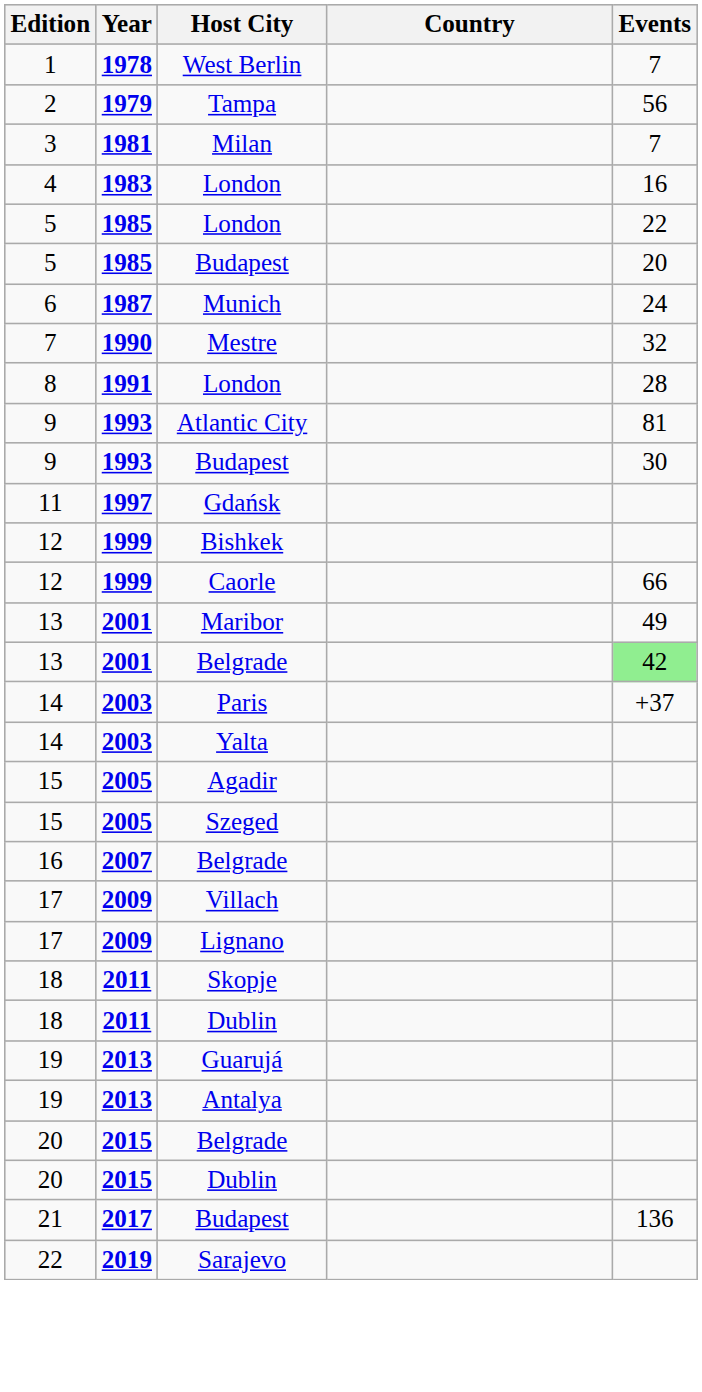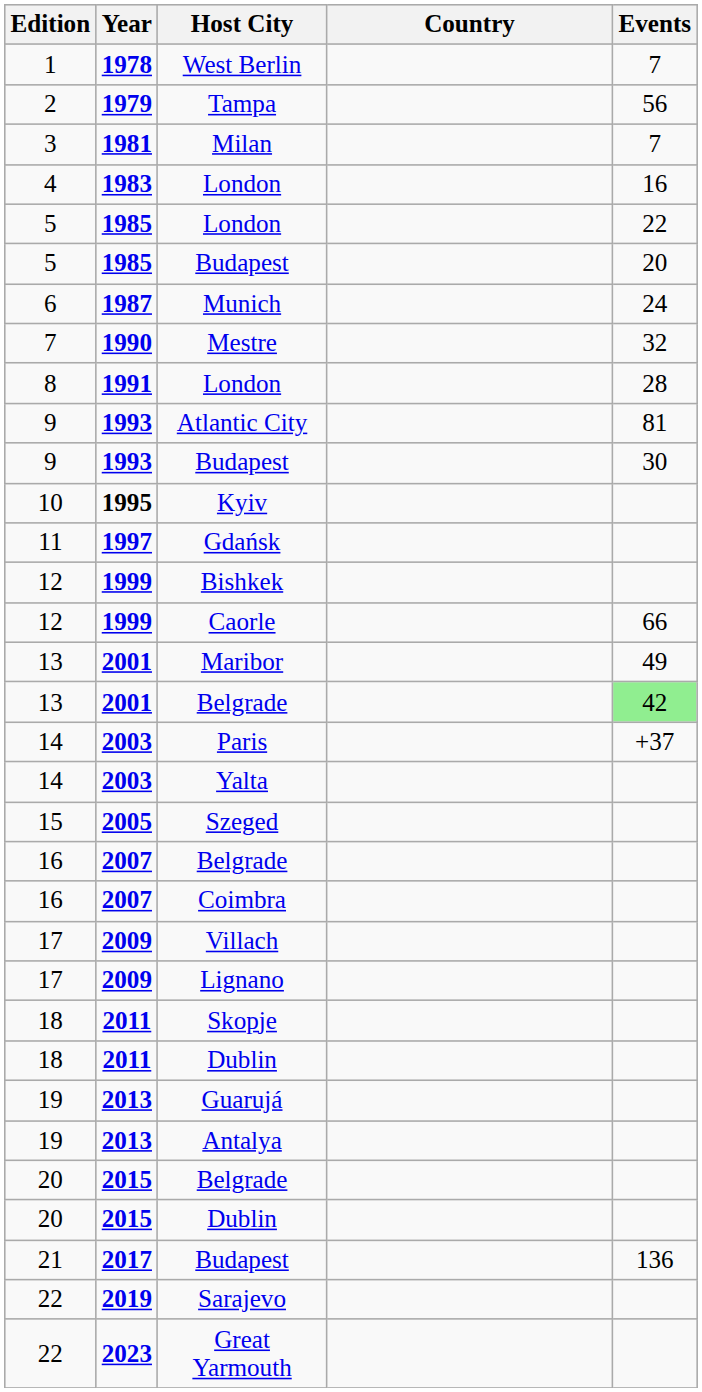+ row: (127, 502)
- row: (127, 781)
+ row: (127, 900)
+ row: (127, 1353)
